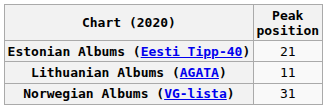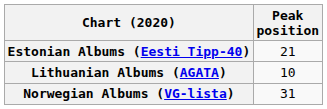(288, 72) 11 -> (288, 72) 10
